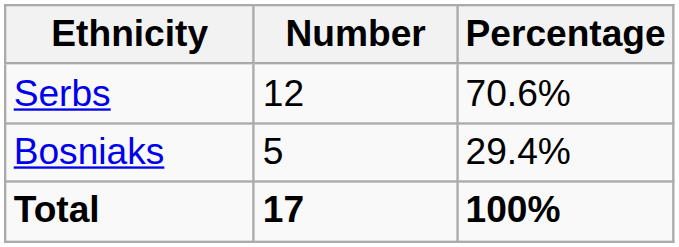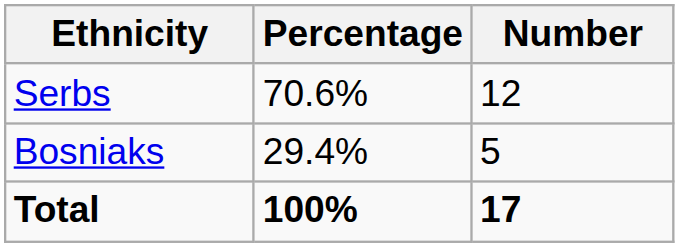columns swapped: (356, 33) <-> (566, 33)
